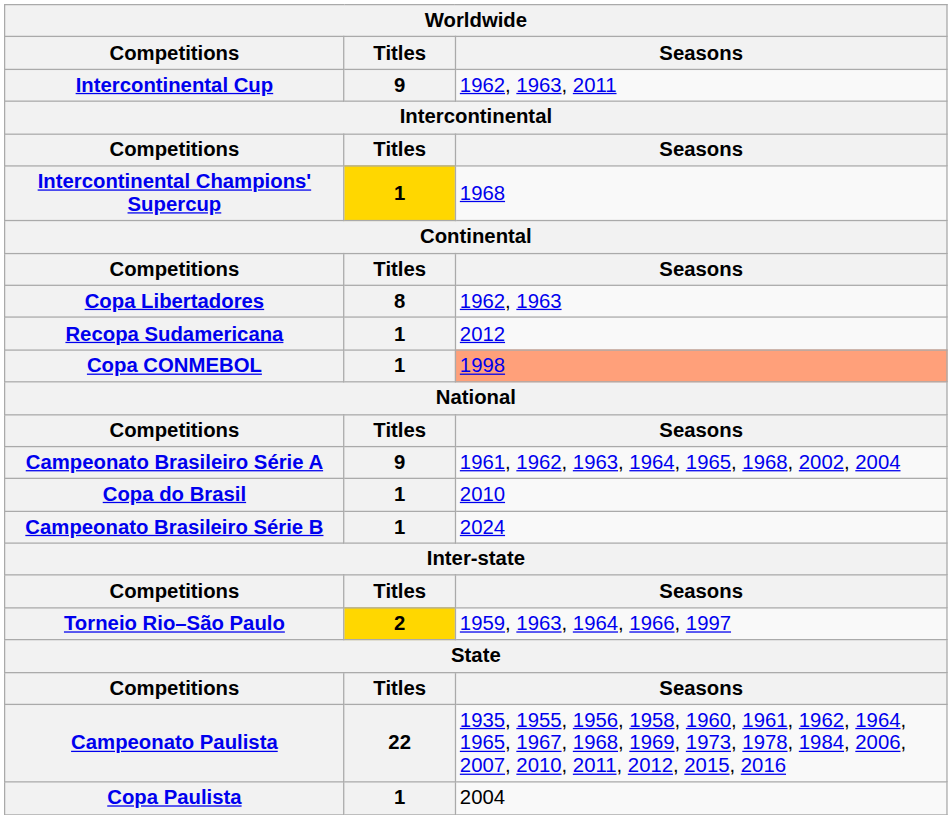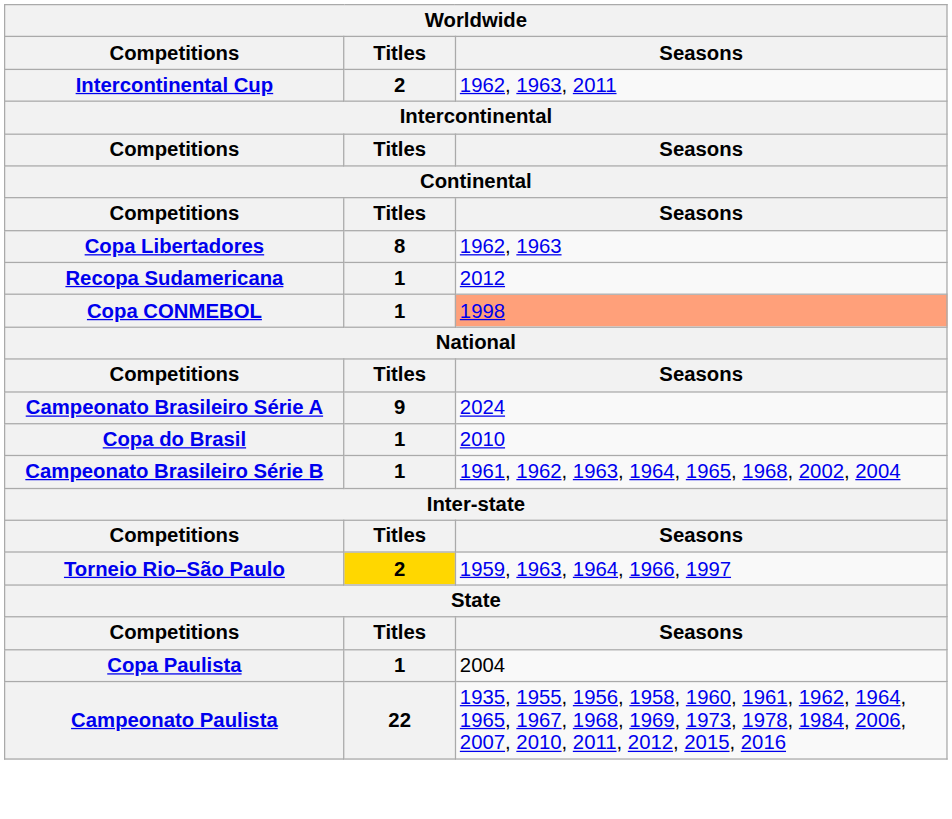(400, 85) 9 -> (400, 85) 2
- row: (174, 193)
(680, 462) 1961, 1962, 1963, 1964, 1965, 1968, 2002, 2004 -> (482, 407) 2024
(482, 526) 2024 -> (680, 471) 1961, 1962, 1963, 1964, 1965, 1968, 2002, 2004
rows swapped: (174, 743) <-> (174, 798)
